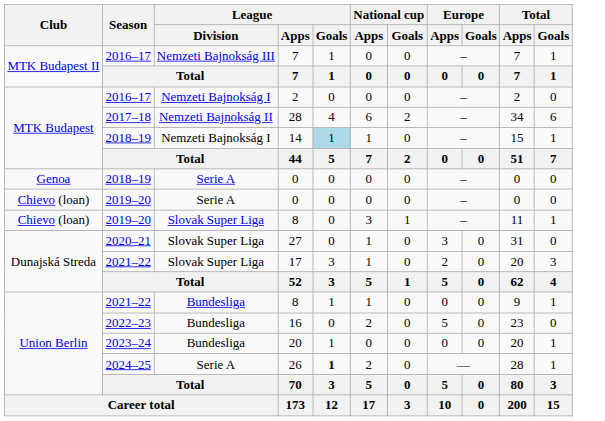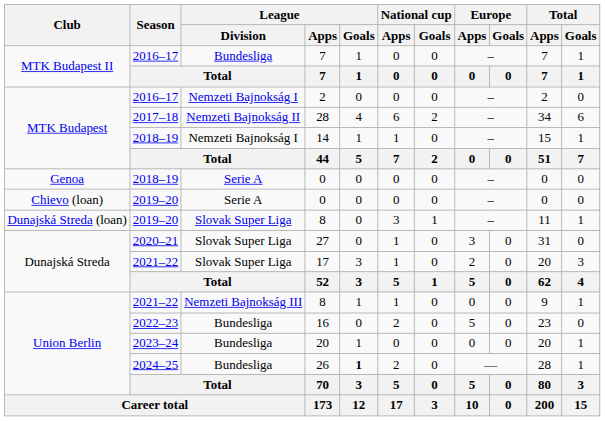(216, 55) Nemzeti Bajnokság III -> (243, 55) Bundesliga
(332, 138) lightblue background -> (359, 138) no background
(53, 220) Chievo (loan) -> (67, 220) Dunajská Streda (loan)
(216, 302) Bundesliga -> (243, 302) Nemzeti Bajnokság III
(216, 364) Serie A -> (243, 364) Bundesliga
